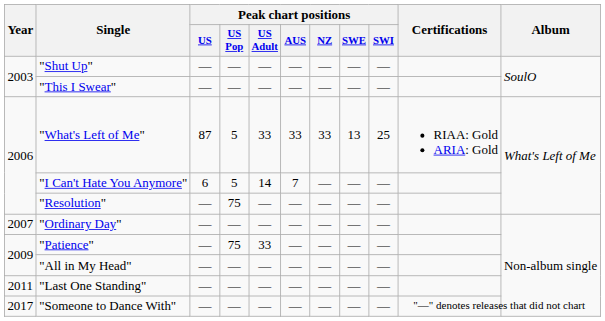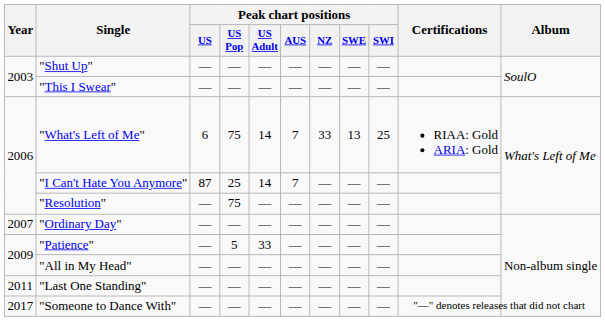(205, 135) 87 -> (205, 135) 6
(234, 135) 5 -> (234, 135) 75
(265, 135) 33 -> (265, 135) 14
(295, 135) 33 -> (295, 135) 7
(205, 183) 6 -> (205, 183) 87
(234, 183) 5 -> (234, 183) 25
(234, 244) 75 -> (234, 244) 5
